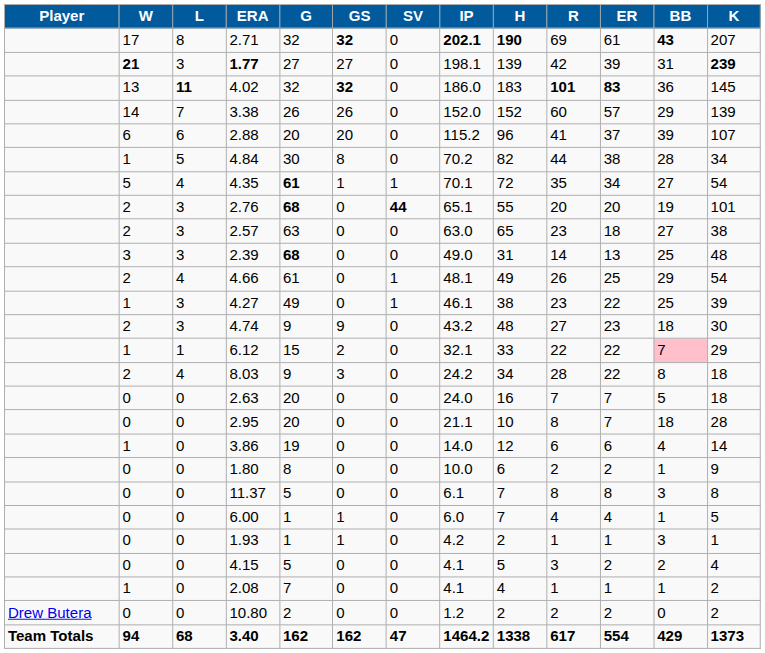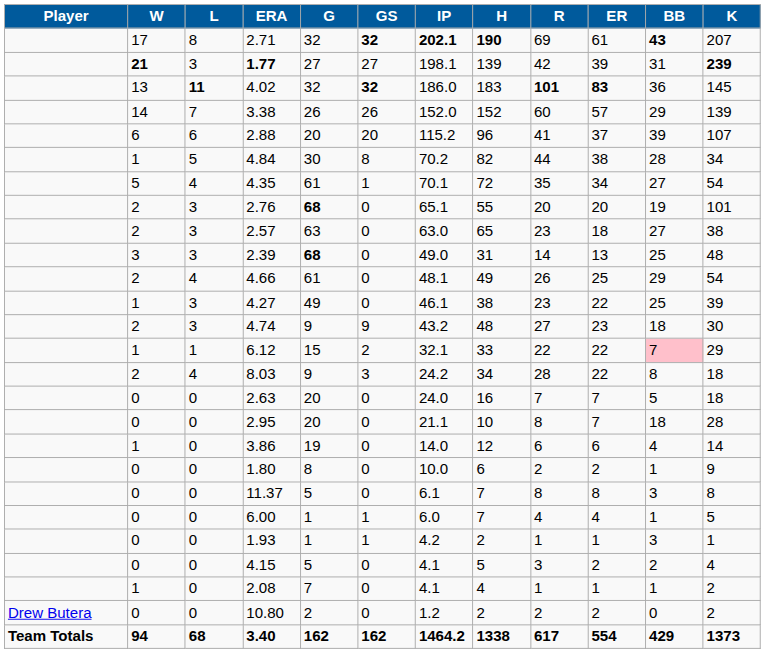- column: (413, 16)
(291, 183) bold -> (312, 183) normal
